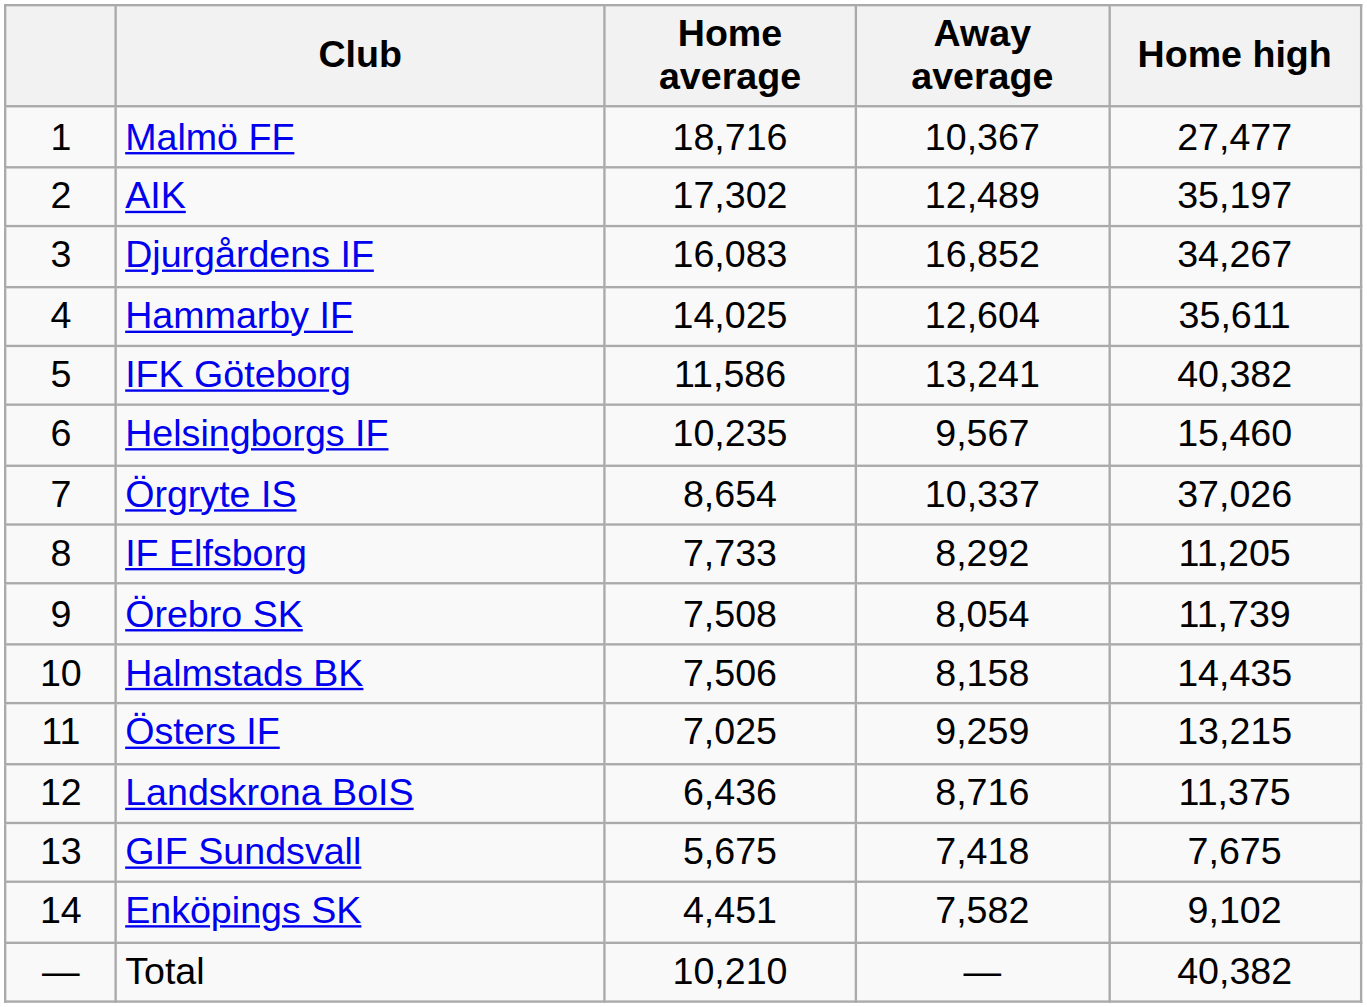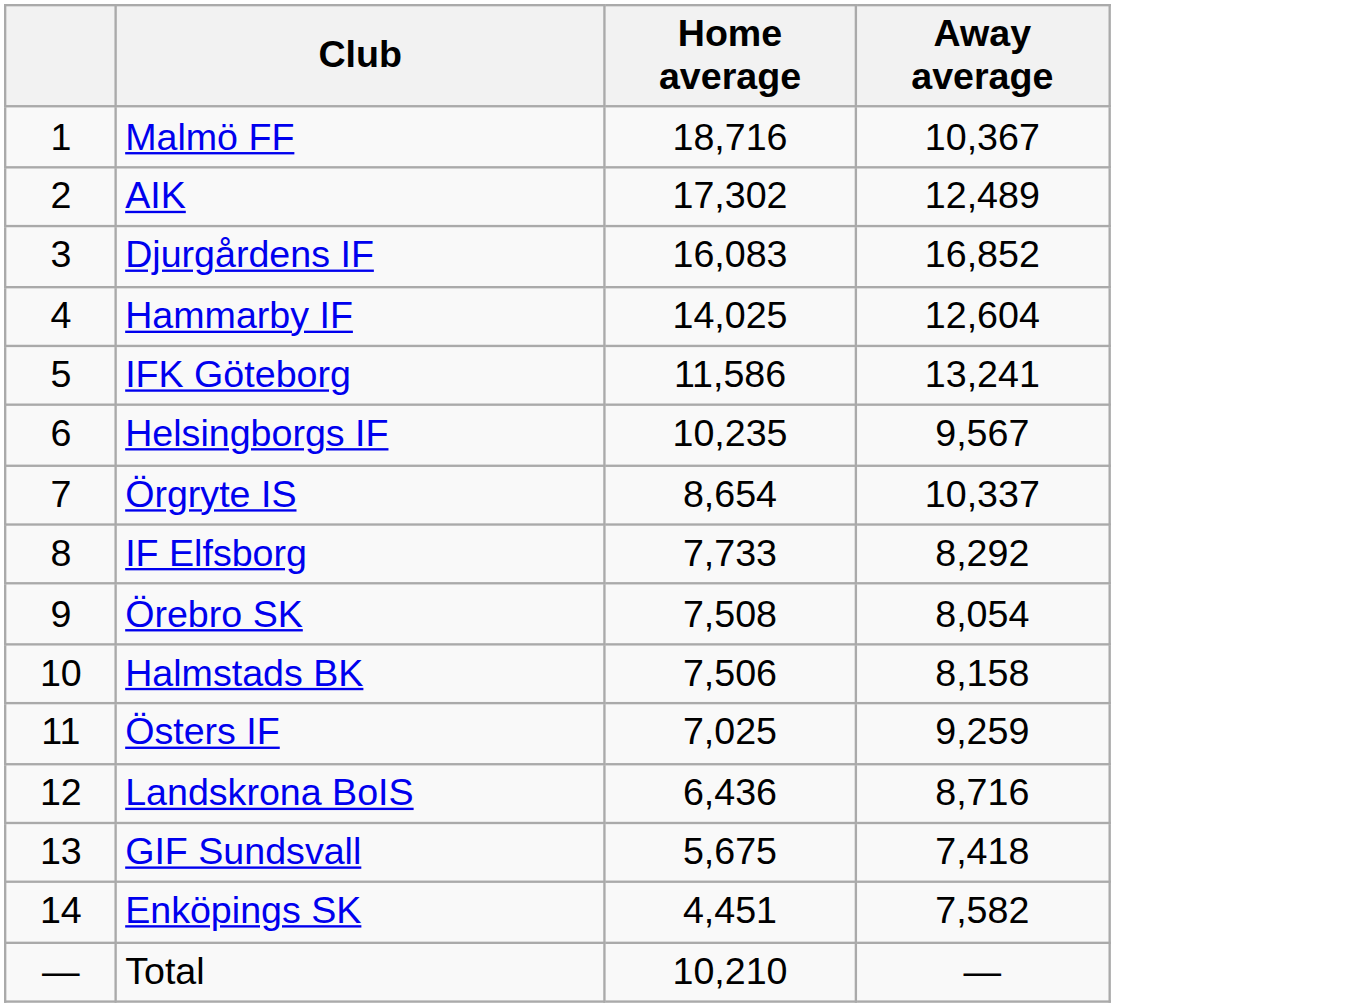- column: (1235, 55)
